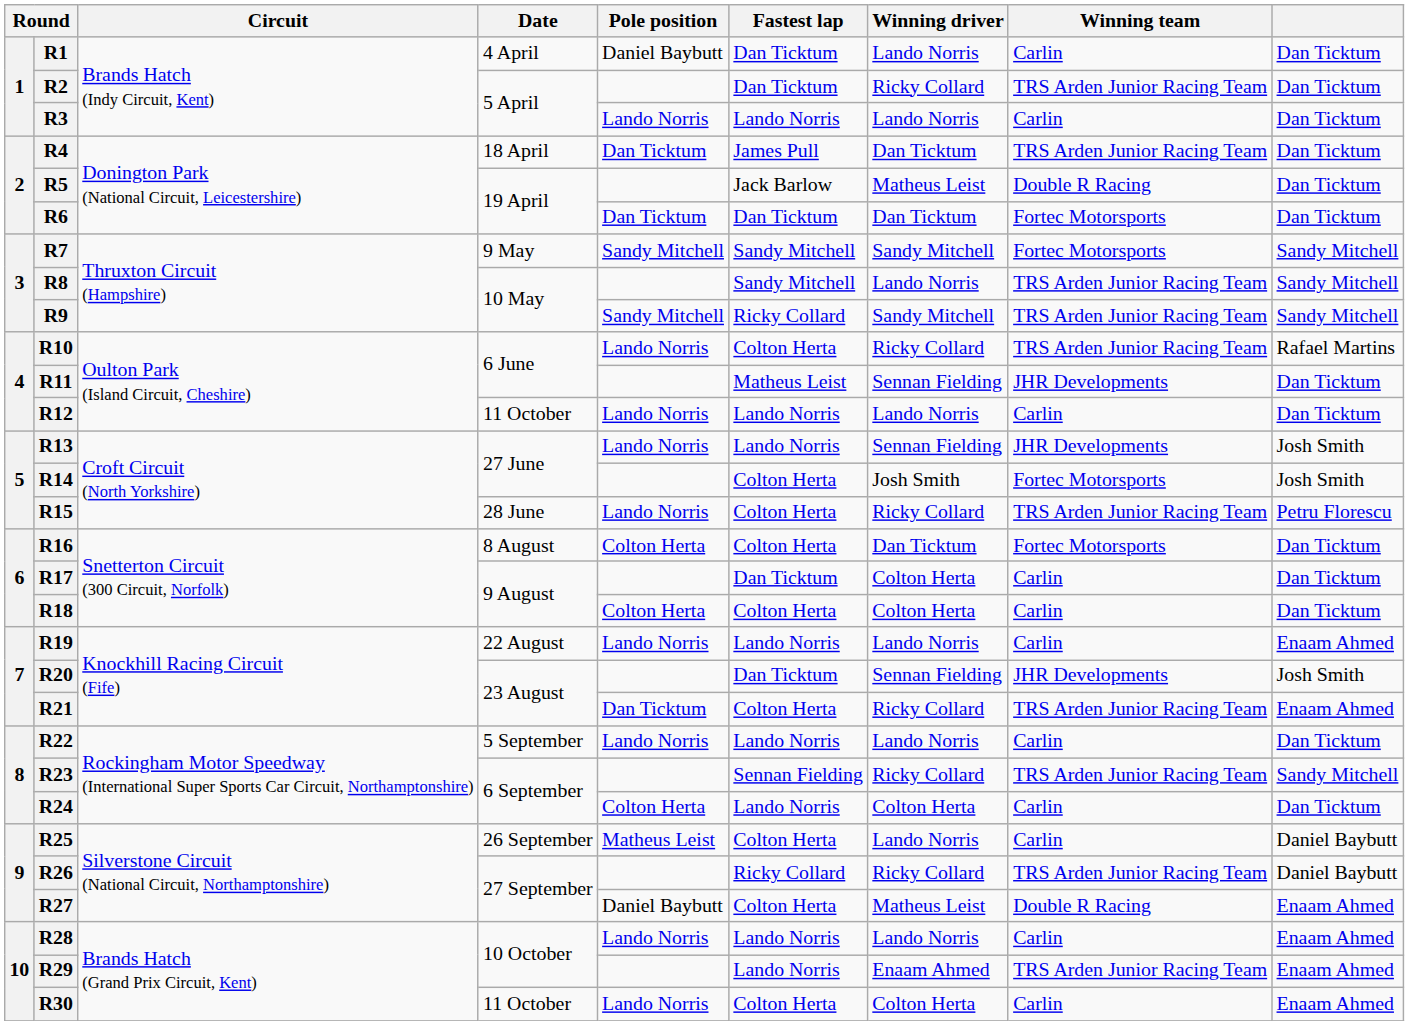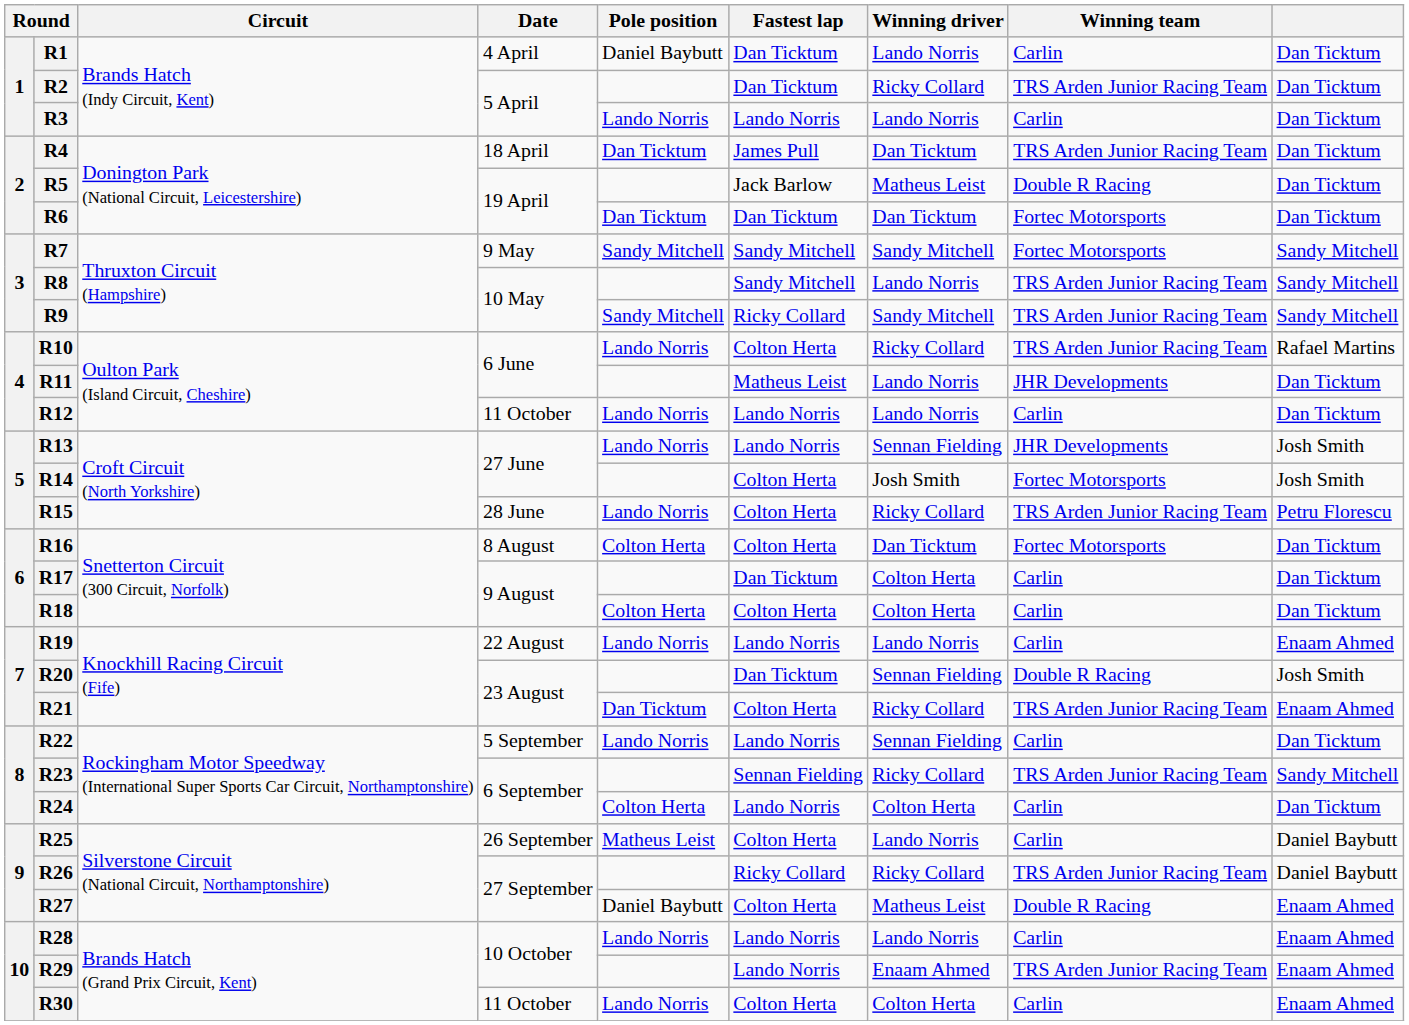(937, 380) Sennan Fielding -> (926, 380) Lando Norris
(1091, 675) JHR Developments -> (1082, 675) Double R Racing
(926, 741) Lando Norris -> (937, 741) Sennan Fielding
